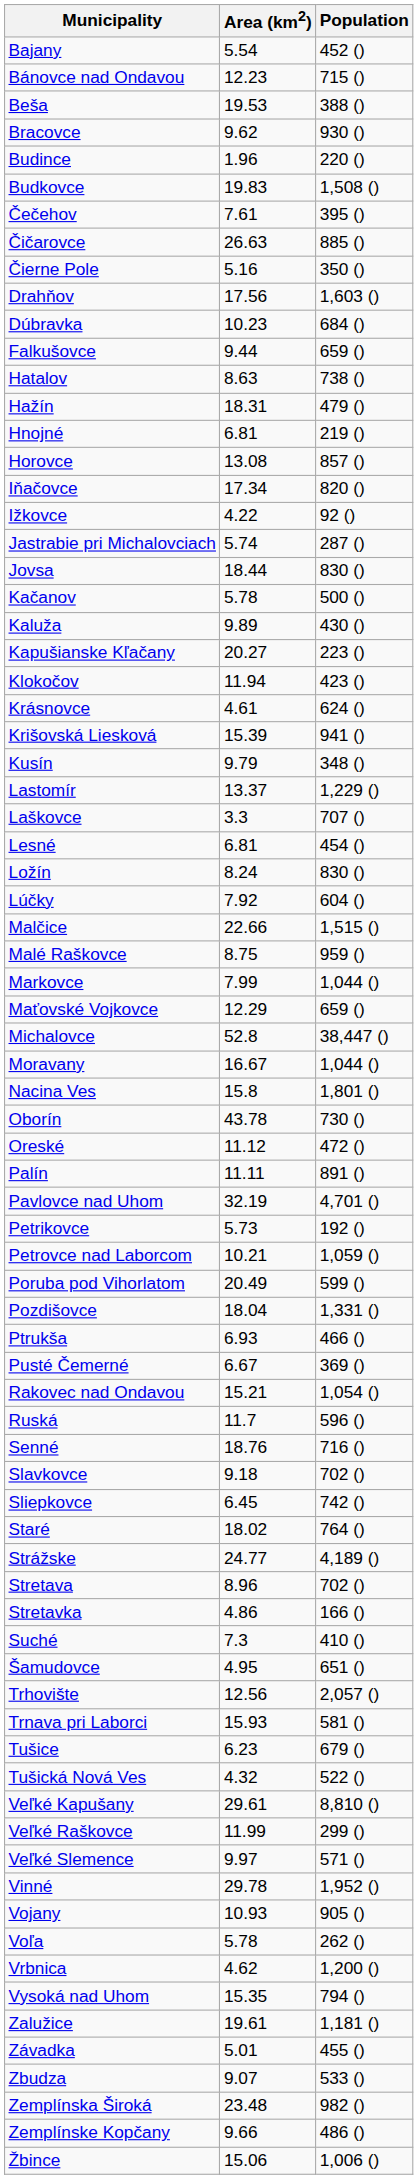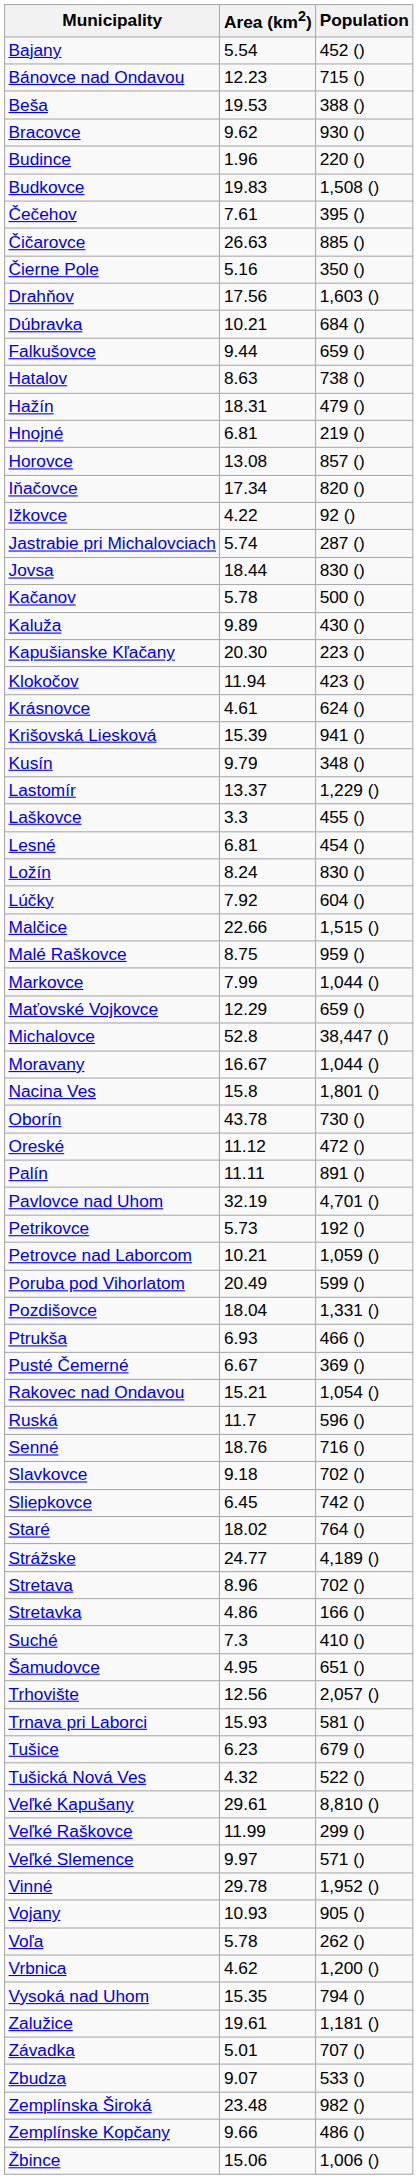(246, 324) 10.23 -> (246, 324) 10.21
(246, 653) 20.27 -> (246, 653) 20.30
(342, 817) 707 () -> (342, 817) 455 ()
(342, 2050) 455 () -> (342, 2050) 707 ()
